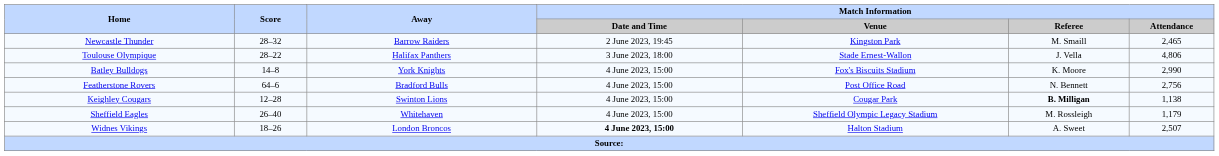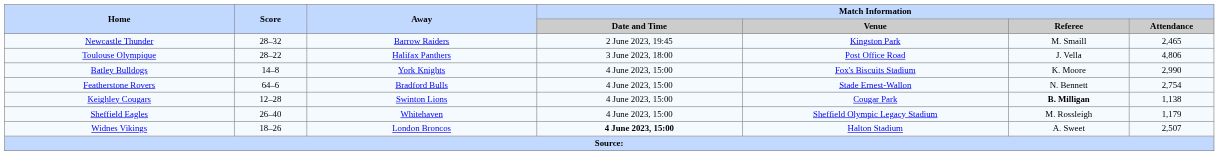(875, 55) Stade Ernest-Wallon -> (875, 55) Post Office Road
(875, 85) Post Office Road -> (875, 85) Stade Ernest-Wallon
(1172, 85) 2,756 -> (1172, 85) 2,754
